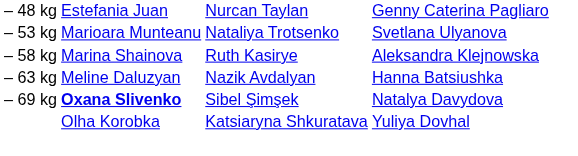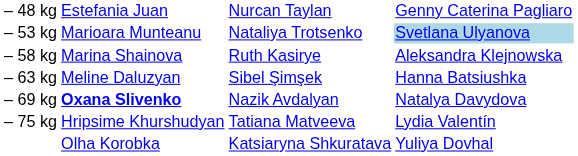(439, 33) no background -> (463, 33) lightblue background
(260, 77) Nazik Avdalyan -> (275, 77) Sibel Şimşek
(252, 99) Sibel Şimşek -> (284, 99) Nazik Avdalyan
+ row: (31, 122)
